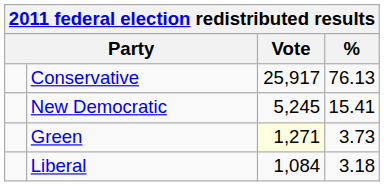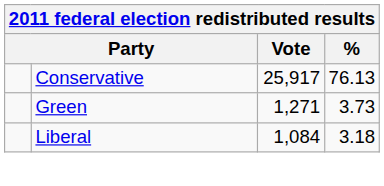- row: (99, 107)
(297, 136) lightyellow background -> (297, 107) no background
